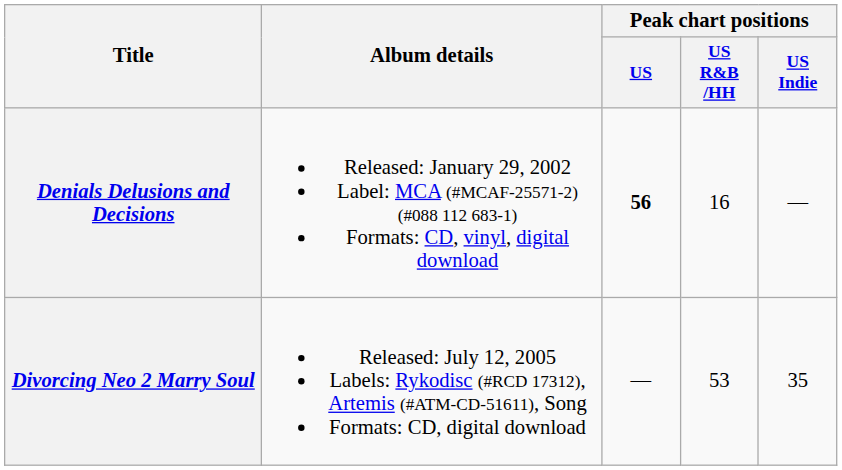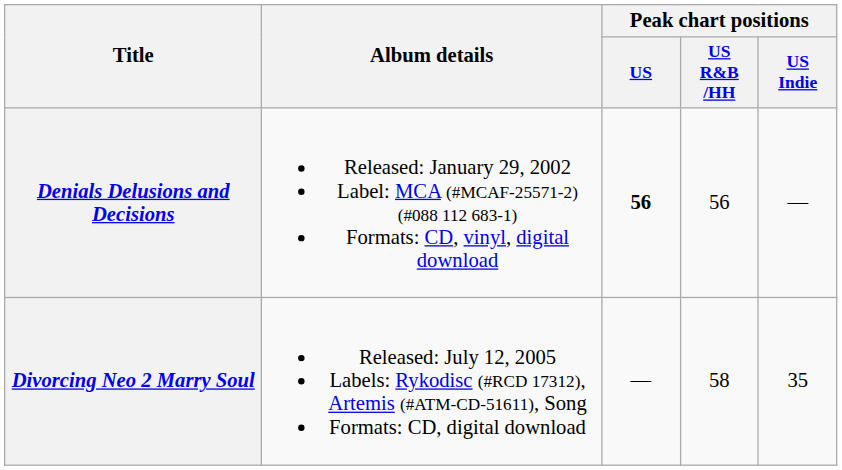(719, 202) 16 -> (719, 202) 56
(719, 381) 53 -> (719, 381) 58
